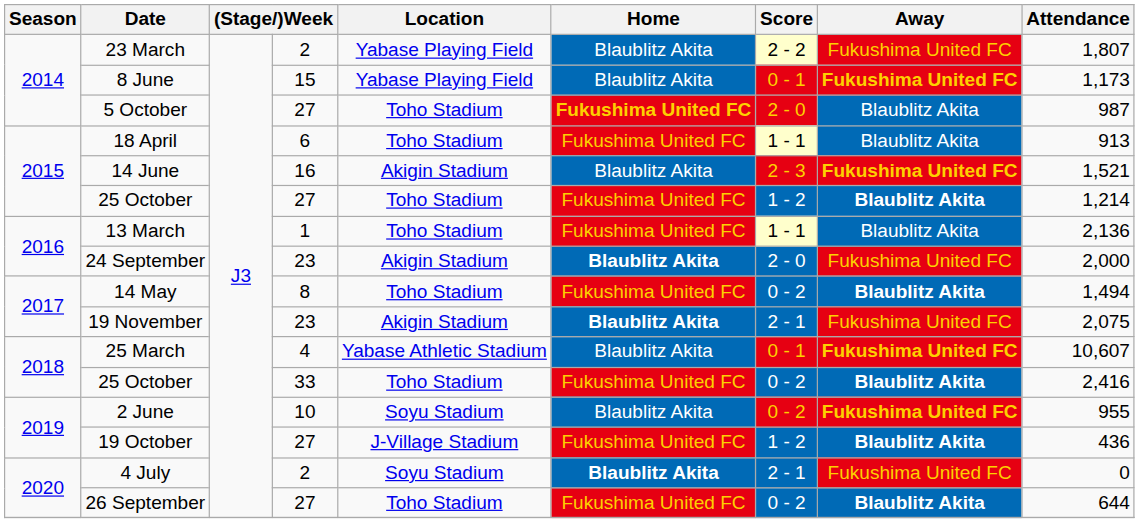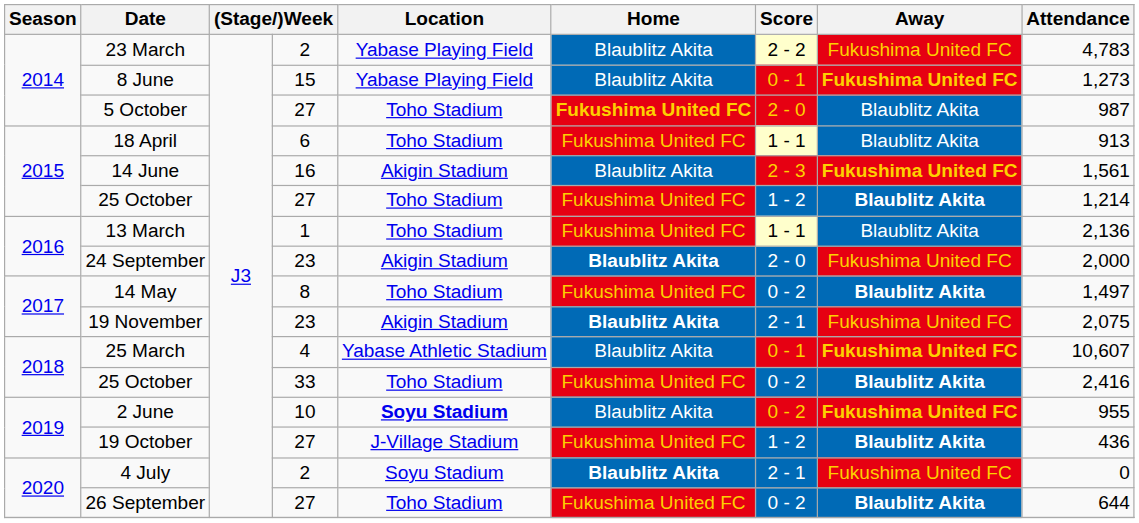(1106, 49) 1,807 -> (1106, 49) 4,783
(1106, 79) 1,173 -> (1106, 79) 1,273
(1106, 170) 1,521 -> (1106, 170) 1,561
(1106, 291) 1,494 -> (1106, 291) 1,497
(444, 412) normal -> (444, 412) bold
